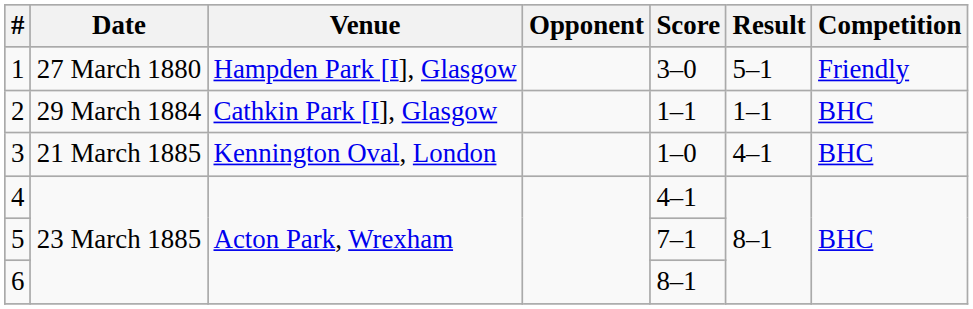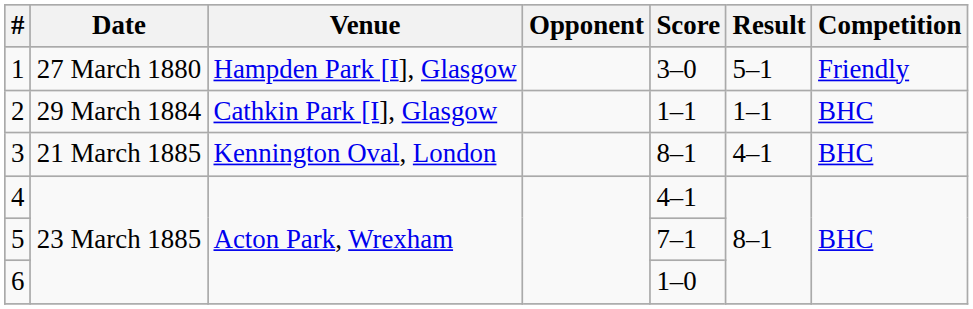(677, 153) 1–0 -> (677, 153) 8–1
(677, 281) 8–1 -> (677, 281) 1–0
